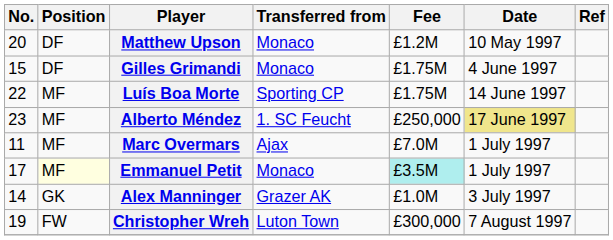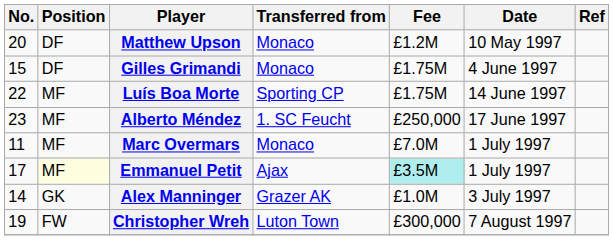(517, 119) khaki background -> (517, 119) no background
(272, 145) Ajax -> (285, 145) Monaco
(285, 171) Monaco -> (272, 171) Ajax
